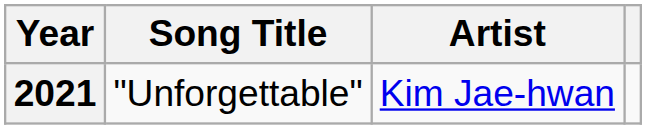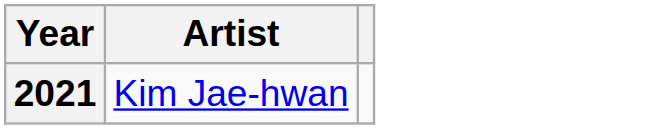- column: (238, 33)
